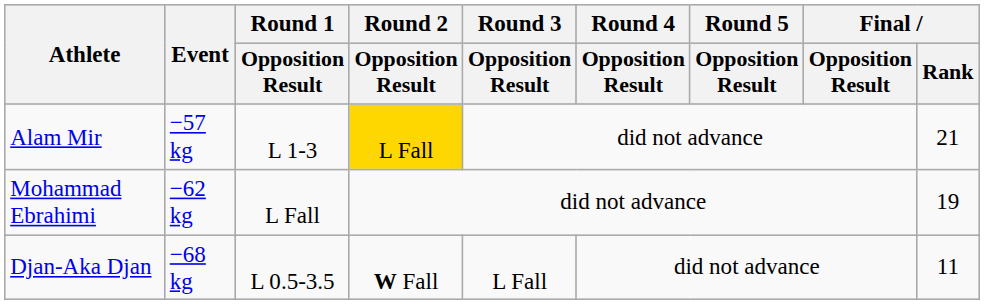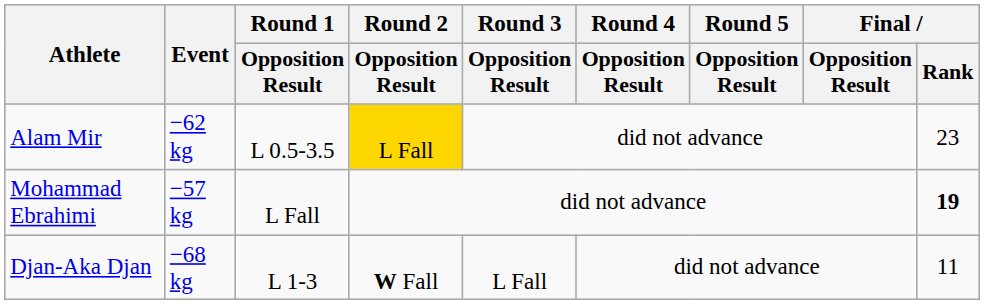(188, 137) −57 kg -> (188, 137) −62 kg
(293, 150) L 1-3 -> (293, 150) L 0.5-3.5
(948, 137) 21 -> (948, 137) 23
(188, 202) −62 kg -> (188, 202) −57 kg
(948, 202) normal -> (948, 202) bold
(293, 281) L 0.5-3.5 -> (293, 281) L 1-3
